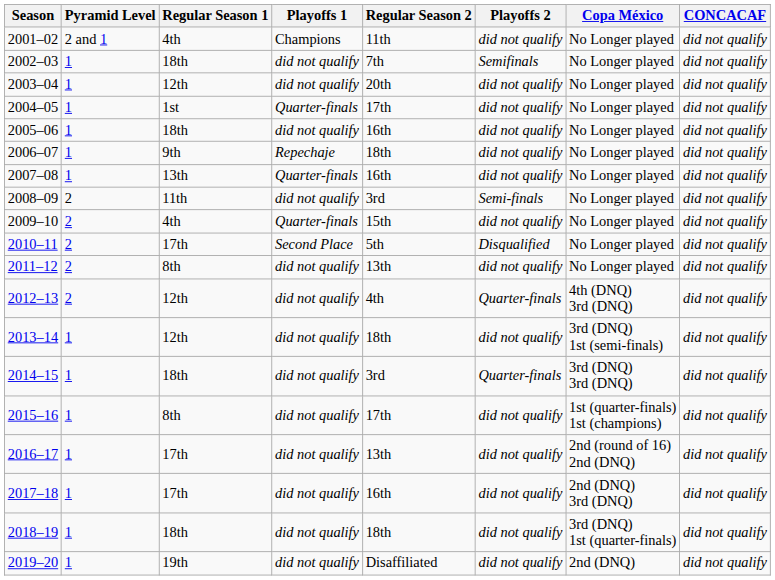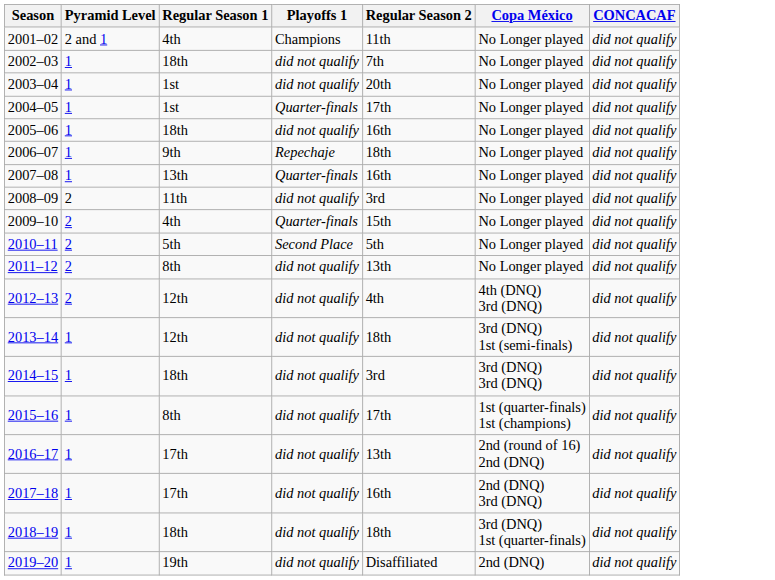- column: (520, 15)
(175, 84) 12th -> (171, 84) 1st
(175, 244) 17th -> (171, 244) 5th
